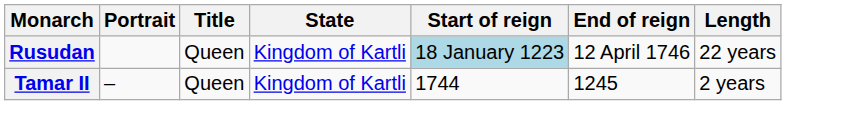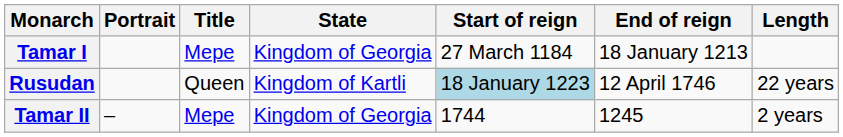+ row: (52, 52)
(214, 83) Queen -> (209, 115) Mepe
(330, 83) Kingdom of Kartli -> (343, 115) Kingdom of Georgia
